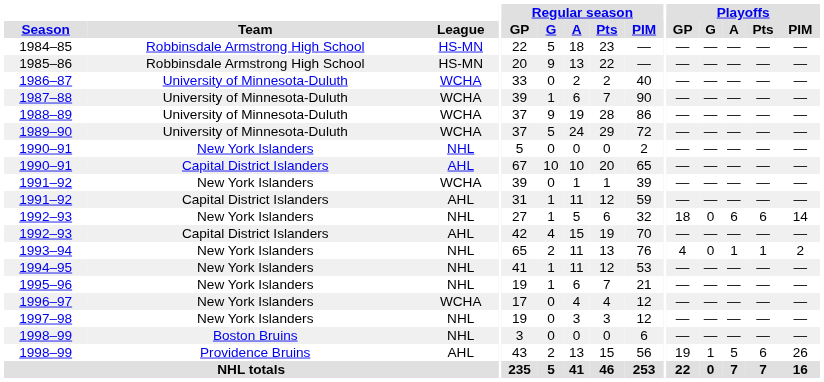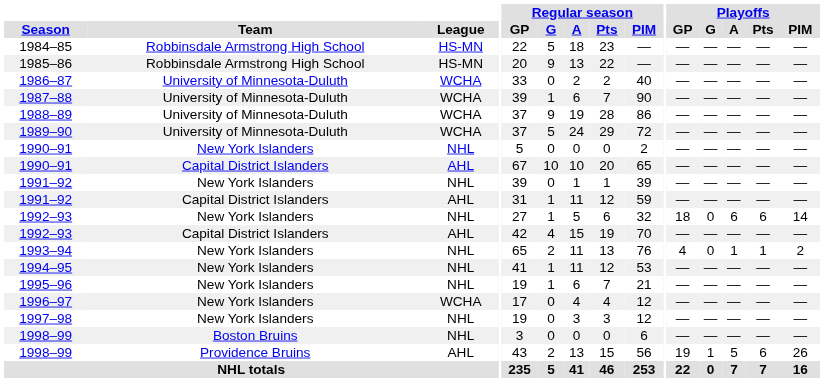(461, 182) WCHA -> (461, 182) NHL
